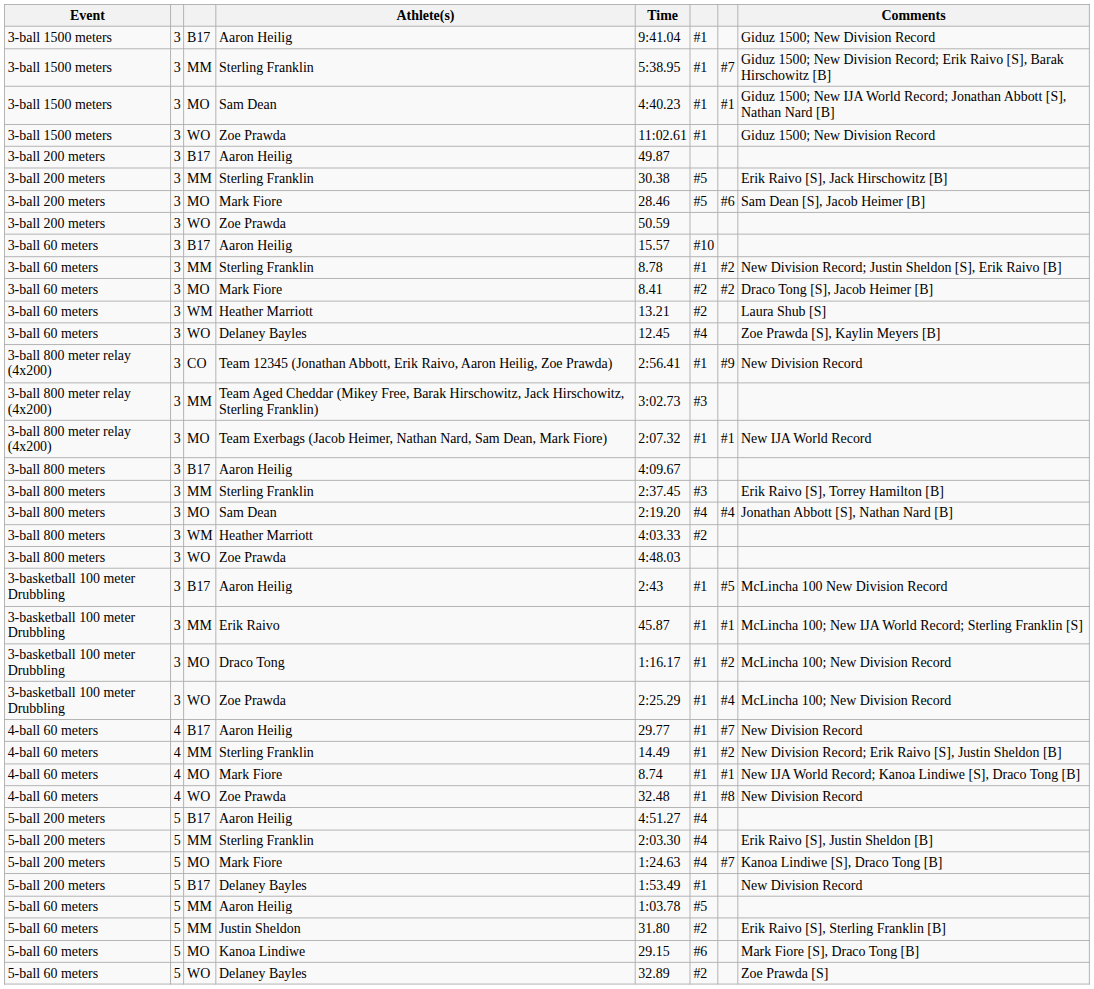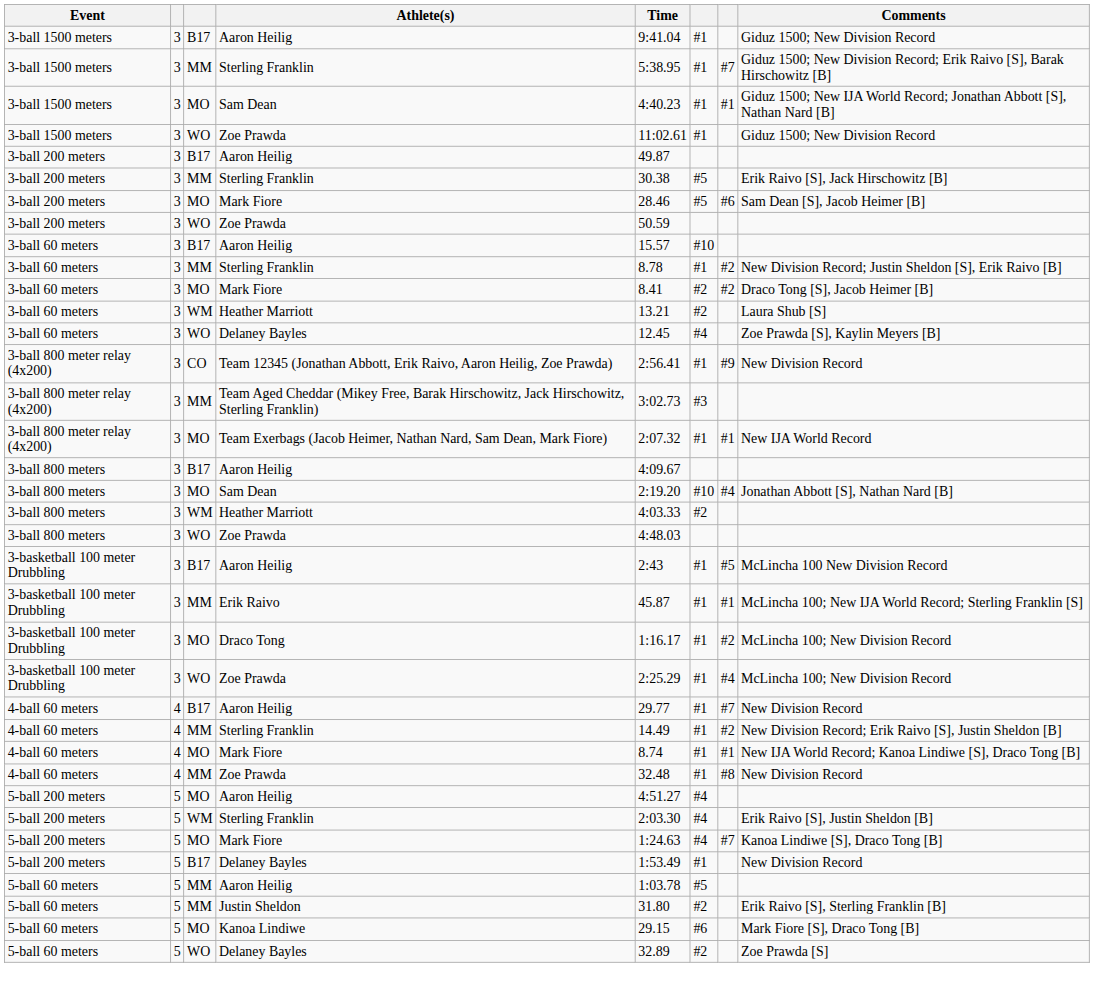- row: (56, 491)
(700, 513) #4 -> (704, 491) #10
(199, 796) WO -> (199, 774) MM
(199, 818) B17 -> (198, 796) MO
(199, 840) MM -> (200, 818) WM
